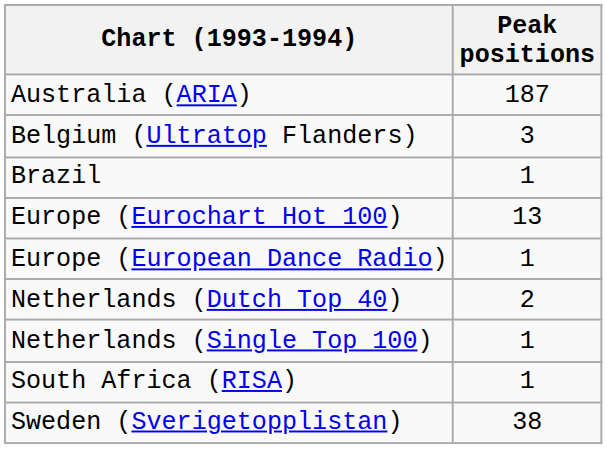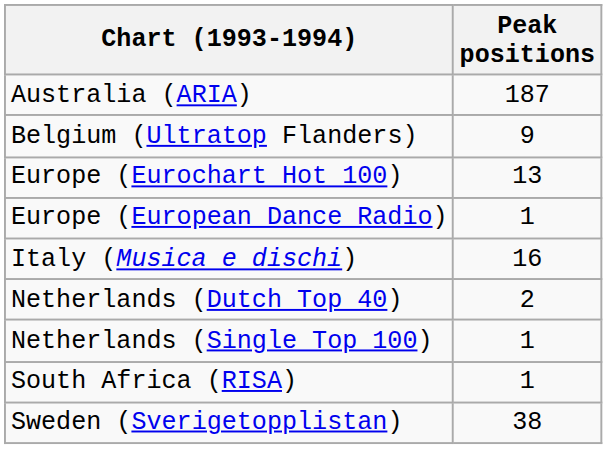(527, 136) 3 -> (527, 136) 9
- row: (56, 177)
+ row: (184, 259)
